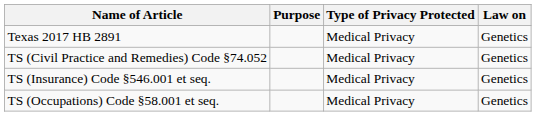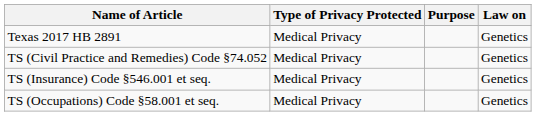columns swapped: (297, 15) <-> (401, 15)
